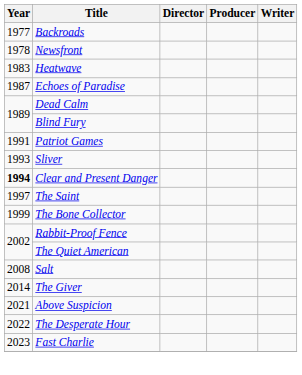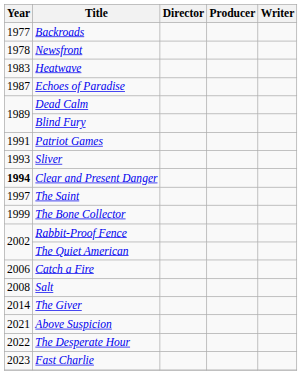+ row: (65, 269)
